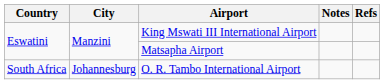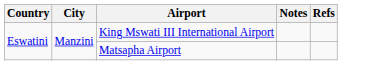- row: (221, 69)
